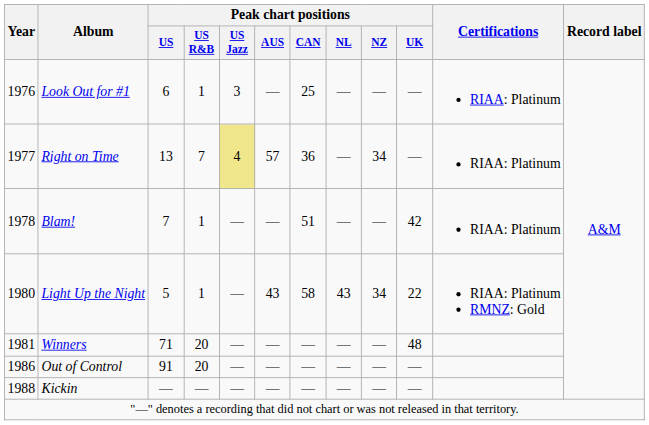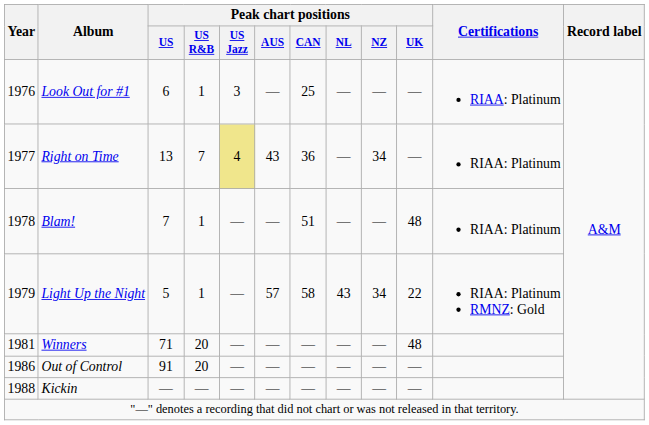(273, 156) 57 -> (273, 156) 43
(415, 221) 42 -> (415, 221) 48
(21, 293) 1980 -> (21, 293) 1979
(273, 293) 43 -> (273, 293) 57
